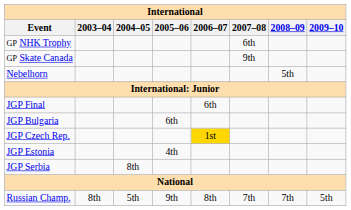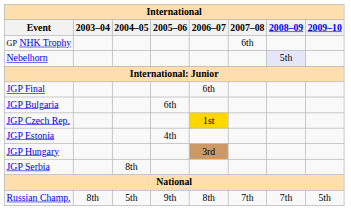- row: (40, 58)
(288, 74) no background -> (286, 58) lavender background
+ row: (33, 151)
